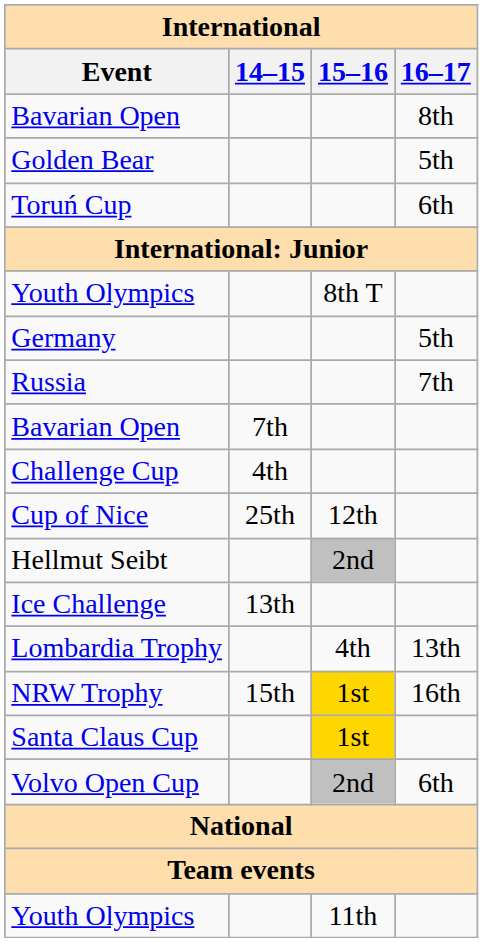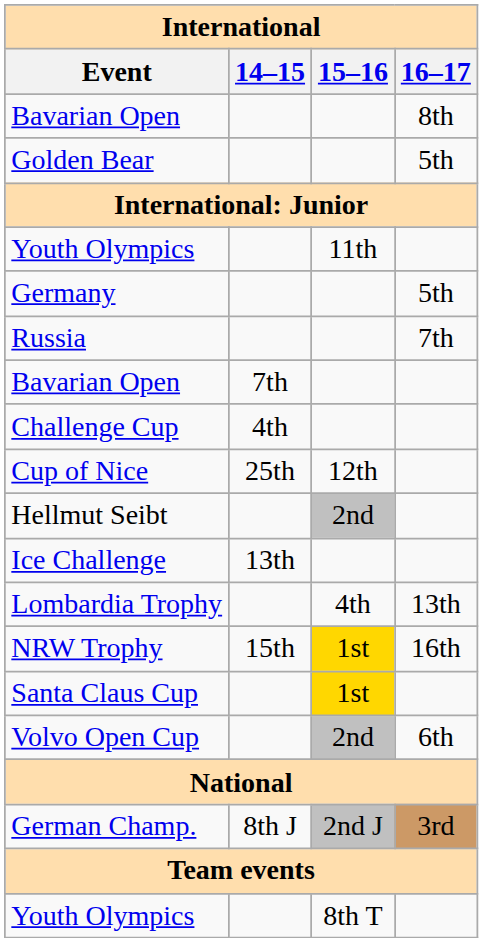- row: (71, 204)
rows swapped: (103, 914) <-> (103, 293)
+ row: (104, 826)
